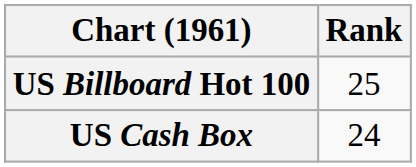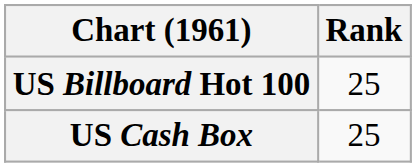(364, 135) 24 -> (364, 135) 25
